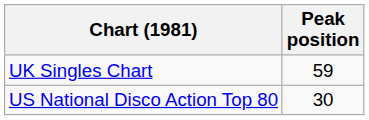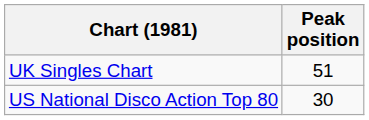(323, 70) 59 -> (323, 70) 51
